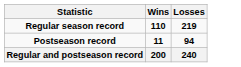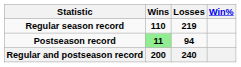+ column: (221, 12)
(158, 41) no background -> (158, 41) lightgreen background
